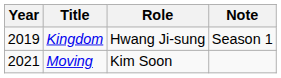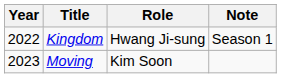(24, 38) 2019 -> (24, 38) 2022
(24, 61) 2021 -> (24, 61) 2023
